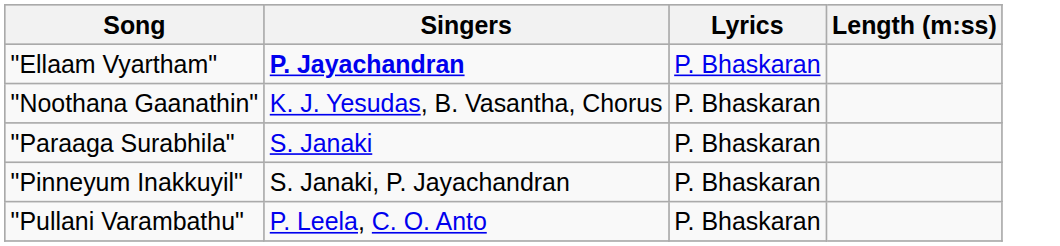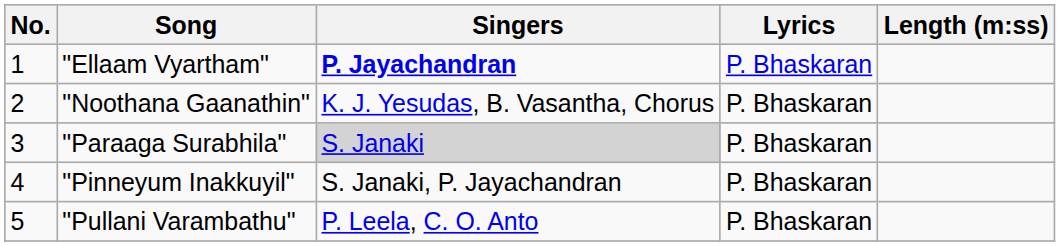+ column: (31, 25)
(321, 143) no background -> (373, 143) lightgrey background
